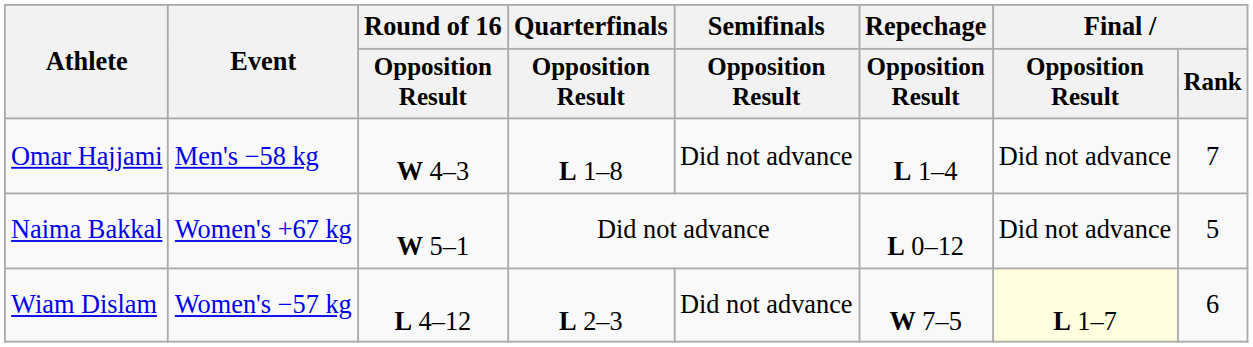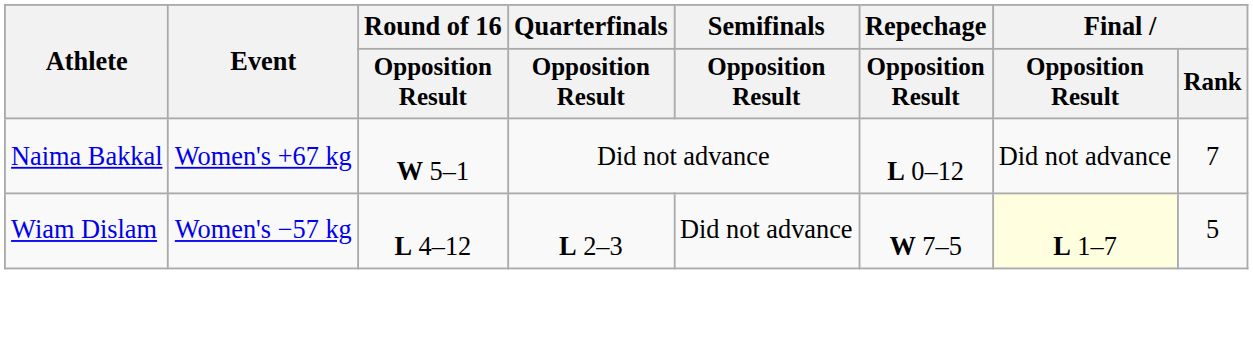- row: (87, 156)
(1213, 230) 5 -> (1213, 156) 7
(1213, 305) 6 -> (1213, 230) 5
